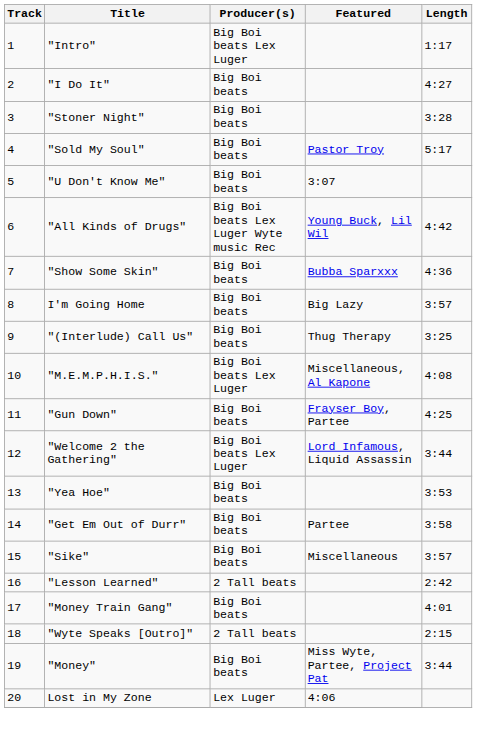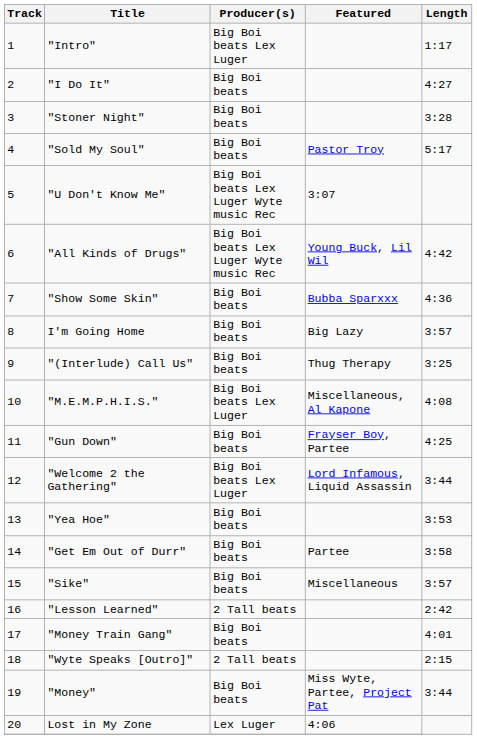(237, 182) Big Boi beats -> (248, 195) Big Boi beats Lex Luger Wyte music Rec
